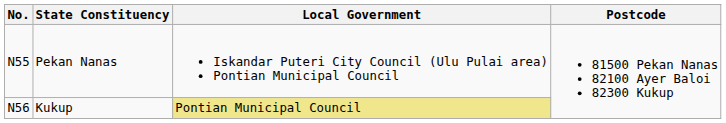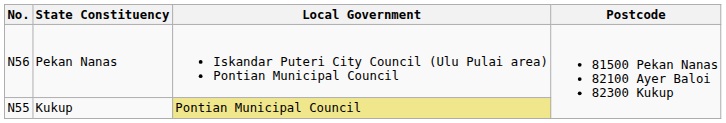(19, 61) N55 -> (19, 61) N56
(19, 108) N56 -> (19, 108) N55
